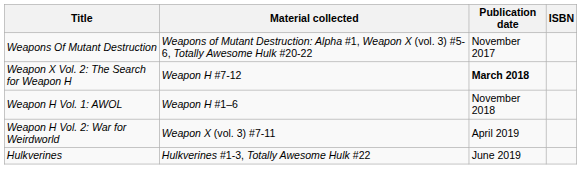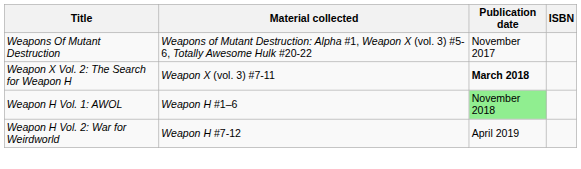(202, 76) Weapon H #7-12 -> (218, 76) Weapon X (vol. 3) #7-11
(496, 104) no background -> (496, 104) lightgreen background
(219, 133) Weapon X (vol. 3) #7-11 -> (201, 133) Weapon H #7-12
- row: (34, 156)
